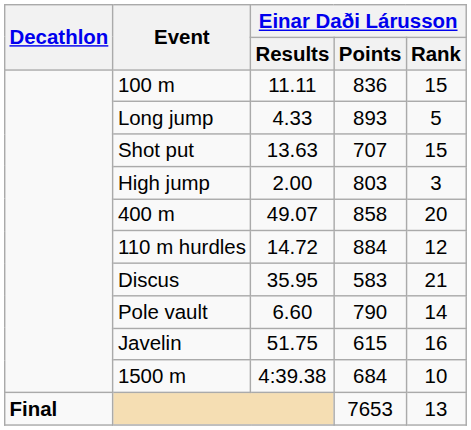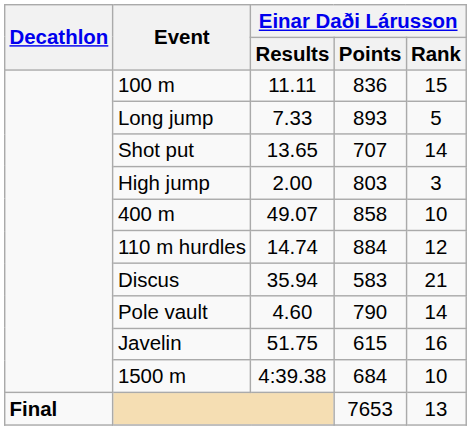(292, 118) 4.33 -> (292, 118) 7.33
(292, 150) 13.63 -> (292, 150) 13.65
(436, 150) 15 -> (436, 150) 14
(436, 215) 20 -> (436, 215) 10
(292, 247) 14.72 -> (292, 247) 14.74
(292, 280) 35.95 -> (292, 280) 35.94
(292, 312) 6.60 -> (292, 312) 4.60
